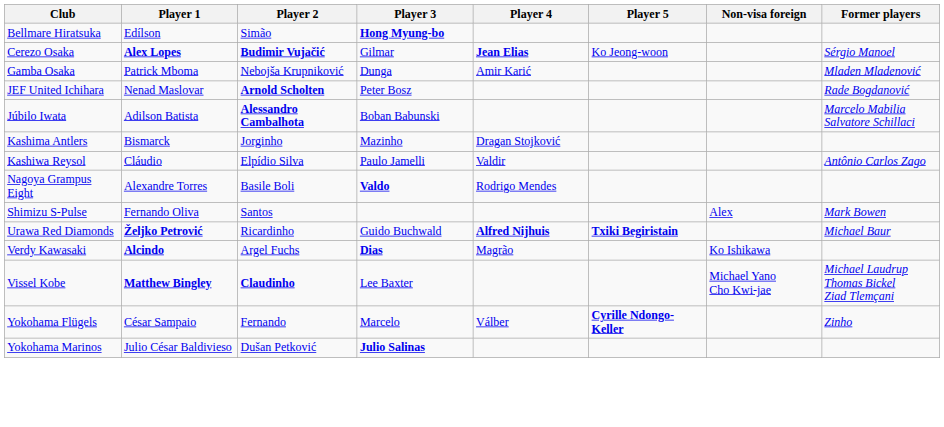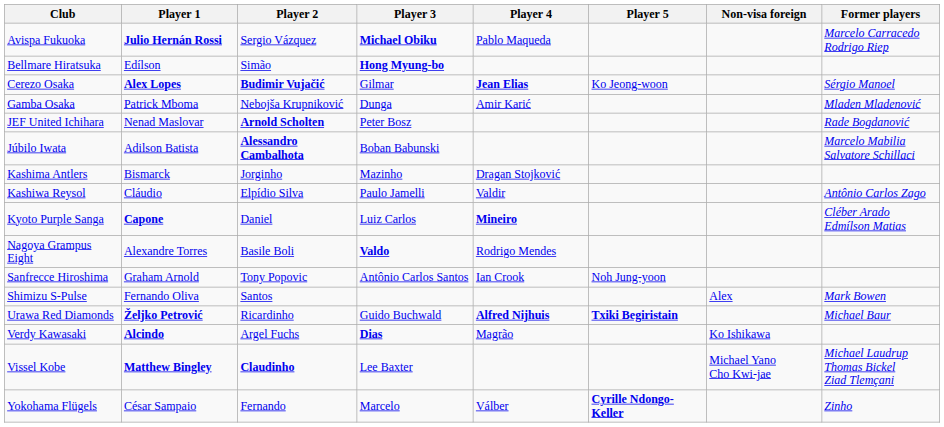+ row: (46, 39)
+ row: (55, 219)
+ row: (58, 277)
- row: (54, 347)
